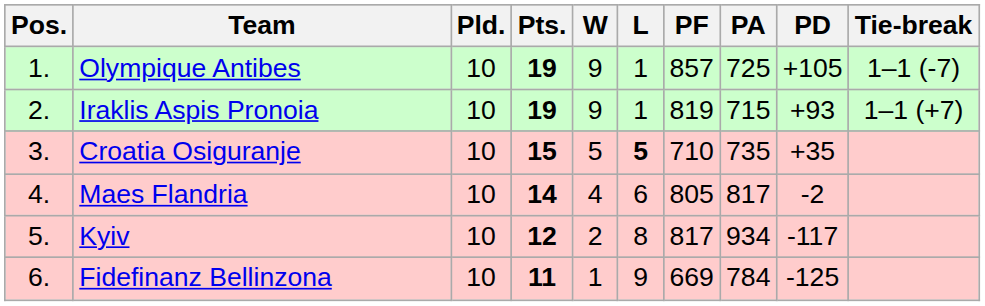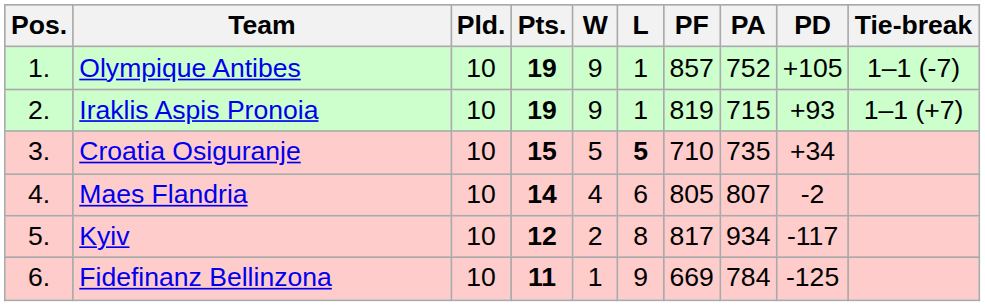(748, 67) 725 -> (748, 67) 752
(813, 151) +35 -> (813, 151) +34
(748, 194) 817 -> (748, 194) 807
